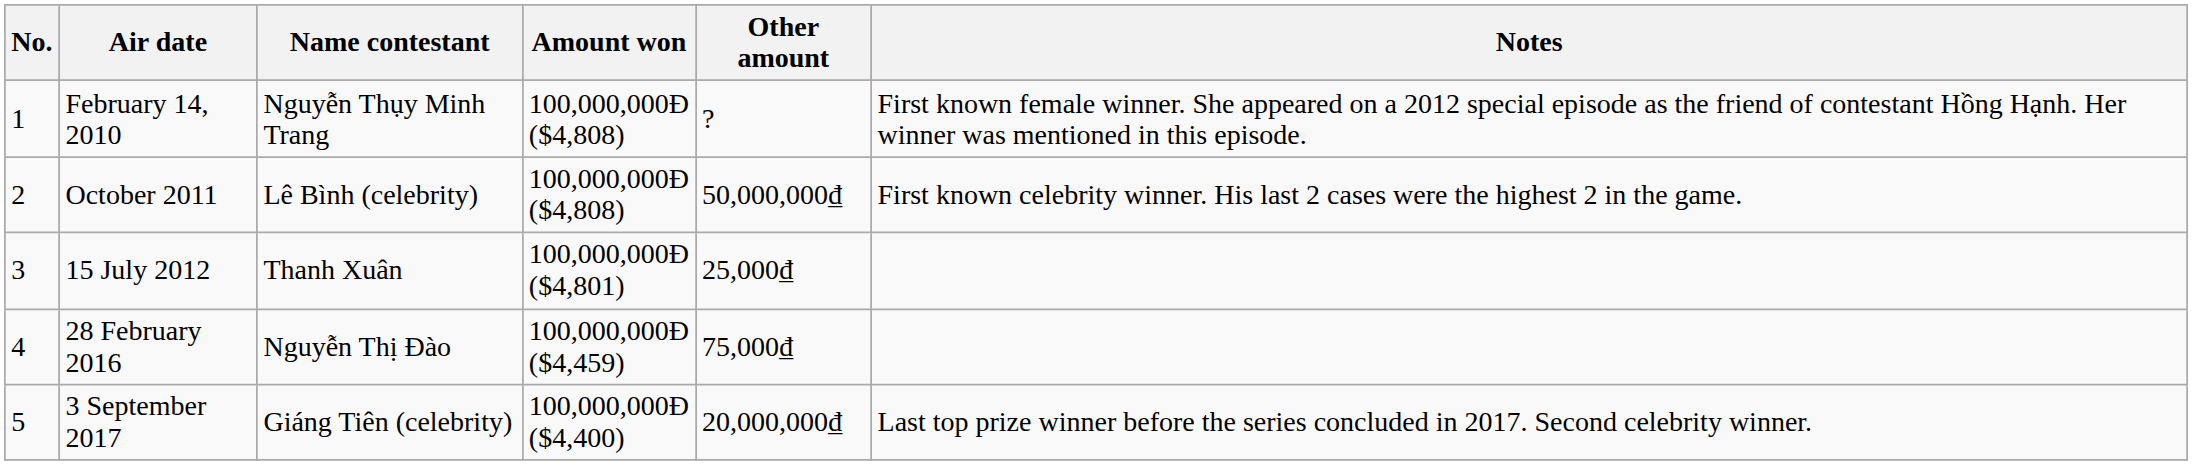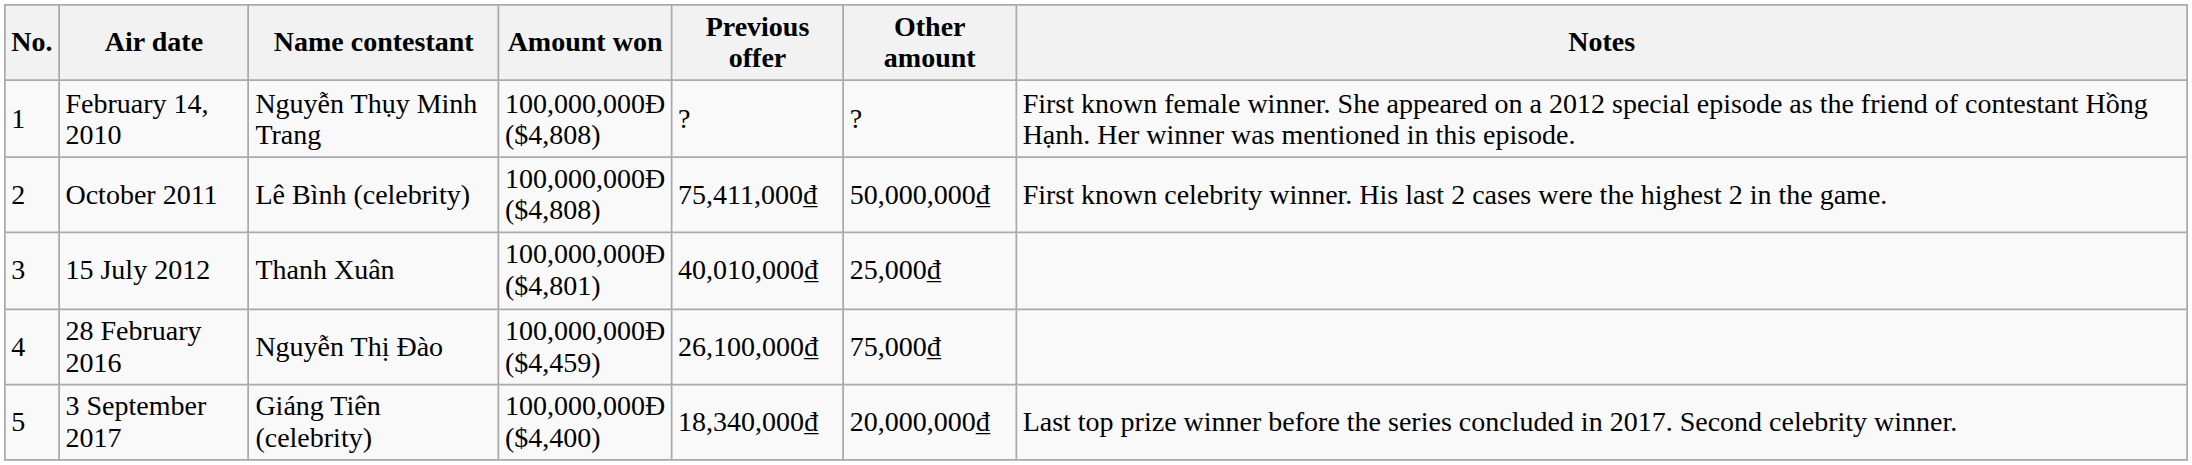+ column: (757, 42)
